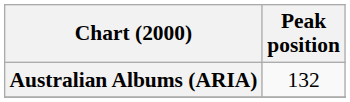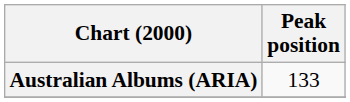(304, 79) 132 -> (304, 79) 133
